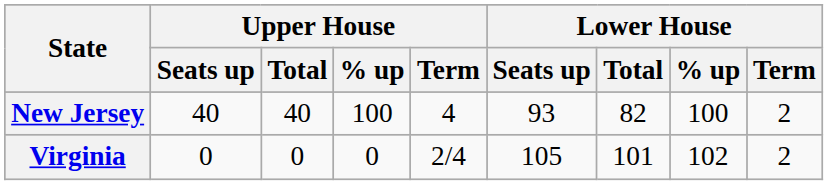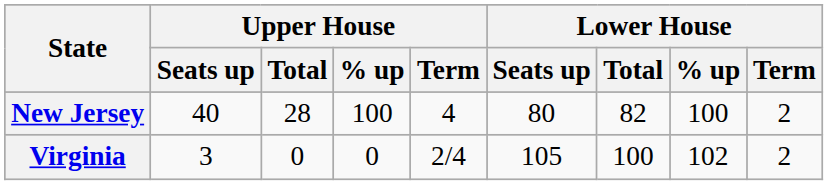(297, 112) 40 -> (297, 112) 28
(542, 112) 93 -> (542, 112) 80
(206, 156) 0 -> (206, 156) 3
(633, 156) 101 -> (633, 156) 100
